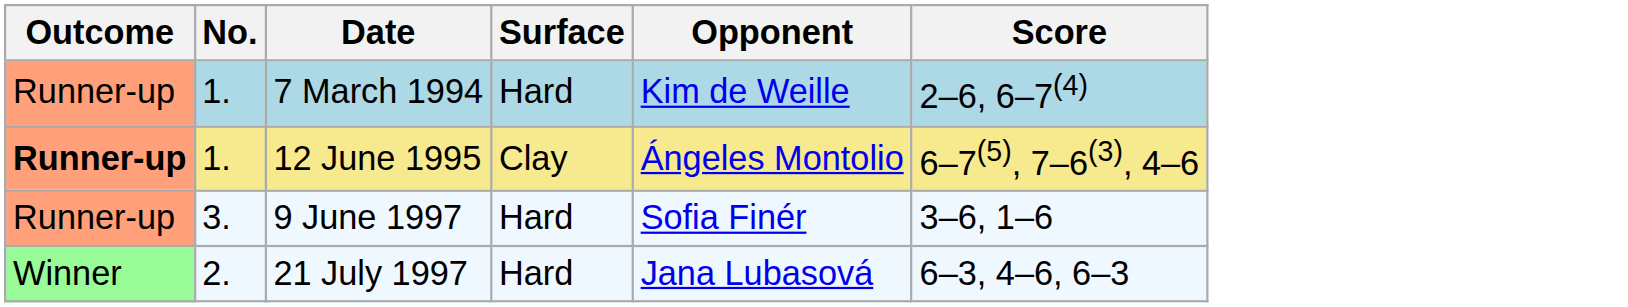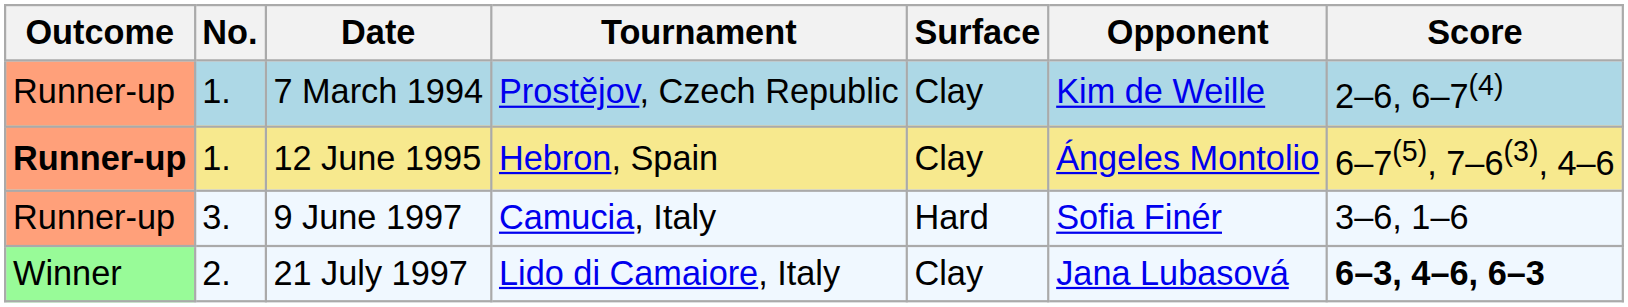+ column: (699, 31)
(536, 92) Hard -> (949, 92) Clay
(536, 272) Hard -> (949, 272) Clay
(1024, 272) normal -> (1440, 272) bold
